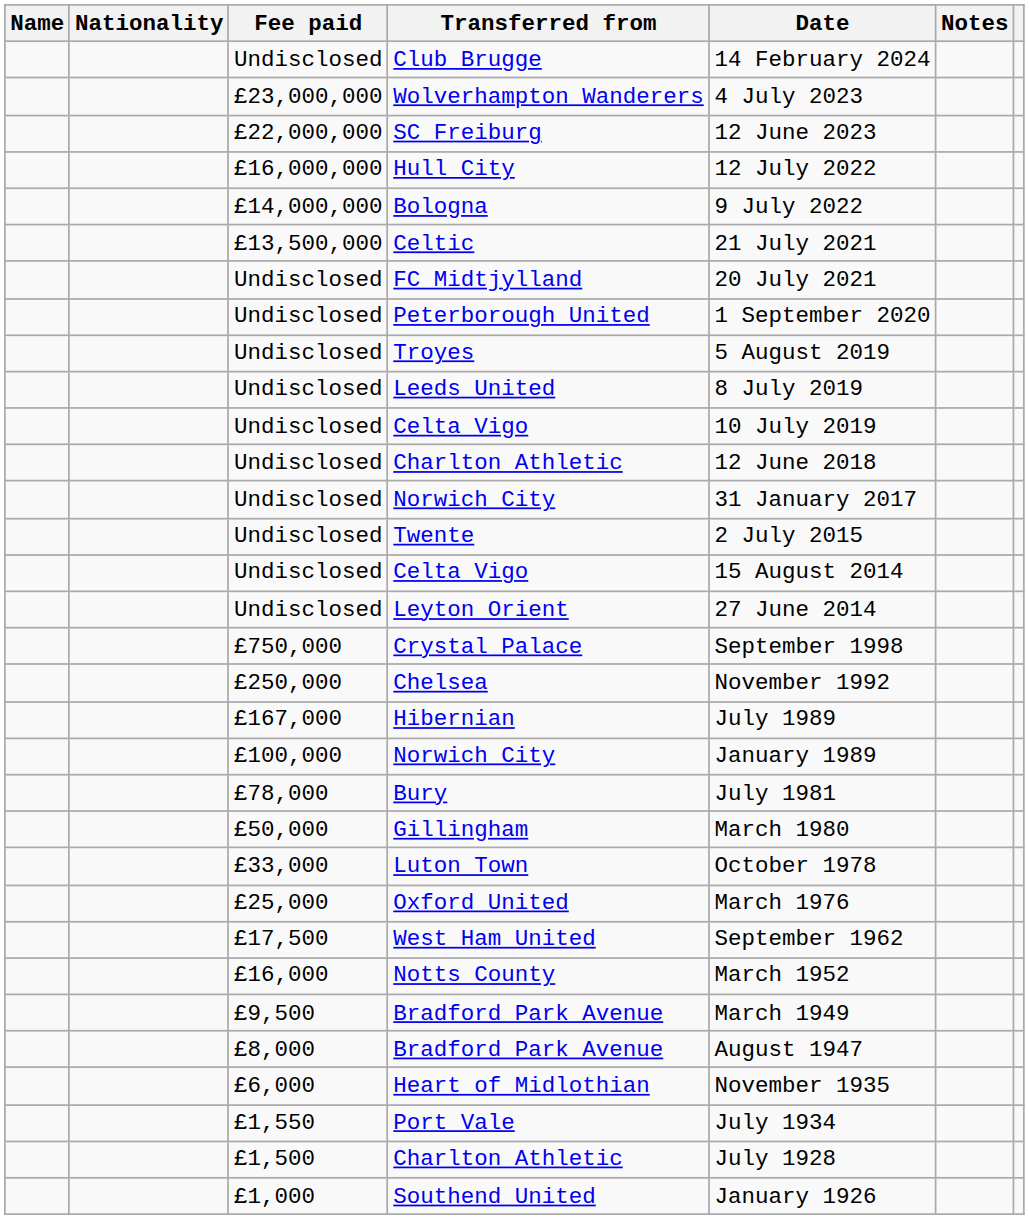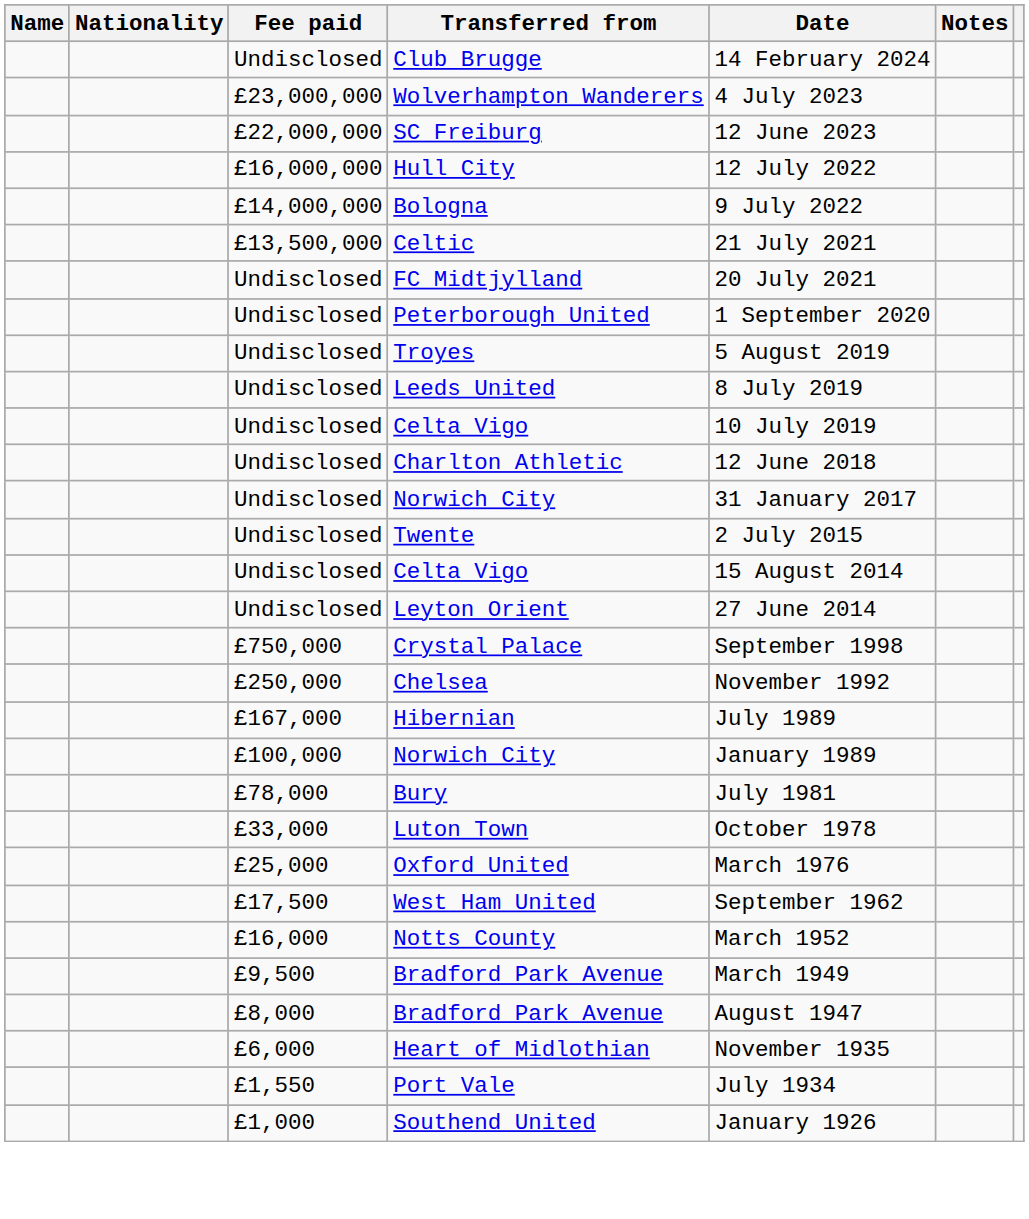- row: (281, 830)
- row: (275, 1159)
